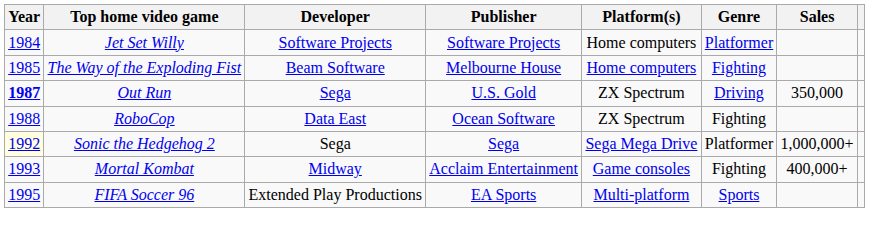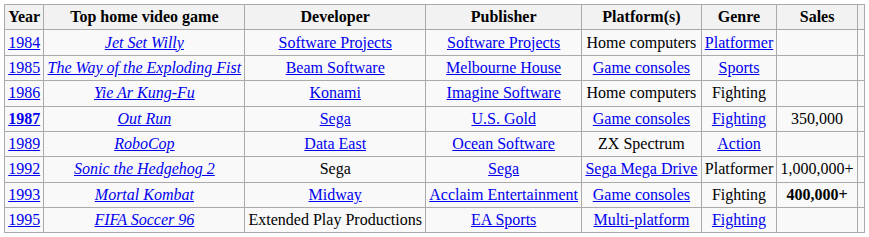(641, 67) Home computers -> (641, 67) Game consoles
(739, 67) Fighting -> (739, 67) Sports
+ row: (144, 93)
(641, 93) ZX Spectrum -> (641, 118) Game consoles
(739, 93) Driving -> (739, 118) Fighting
(24, 118) 1988 -> (24, 144) 1989
(739, 118) Fighting -> (739, 144) Action
(24, 144) lightyellow background -> (24, 169) no background
(817, 169) normal -> (817, 194) bold
(739, 194) Sports -> (739, 220) Fighting
